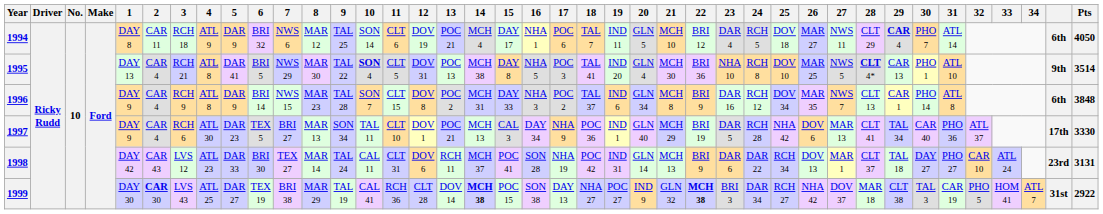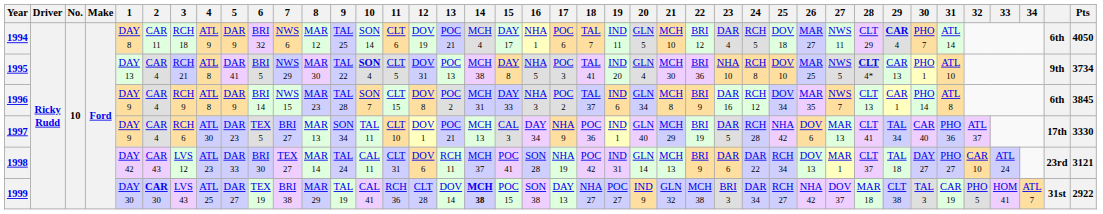(1085, 69) 3514 -> (1083, 69) 3734
(1085, 100) 3848 -> (1083, 100) 3845
(1085, 162) 3131 -> (1083, 162) 3121
(701, 193) bold -> (700, 193) normal
